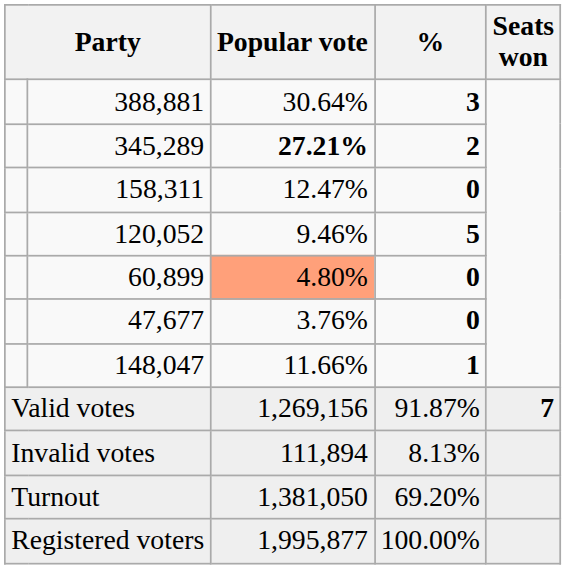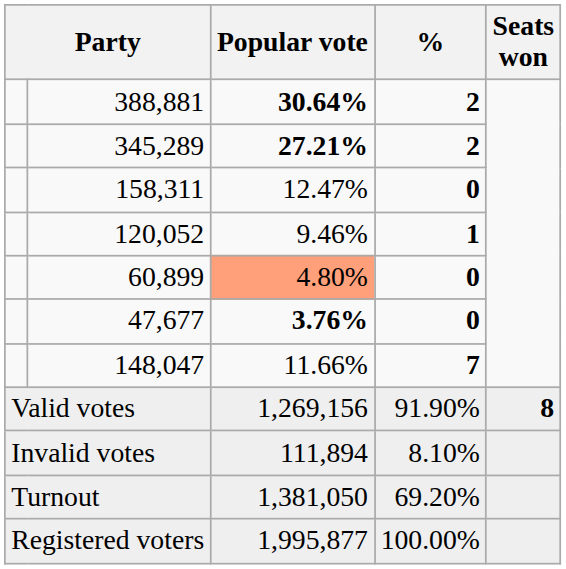(325, 101) normal -> (323, 101) bold
(473, 101) 3 -> (473, 101) 2
(473, 233) 5 -> (473, 233) 1
(332, 320) normal -> (330, 320) bold
(473, 364) 1 -> (473, 364) 7
(437, 408) 91.87% -> (437, 408) 91.90%
(547, 408) 7 -> (547, 408) 8
(444, 452) 8.13% -> (444, 452) 8.10%
